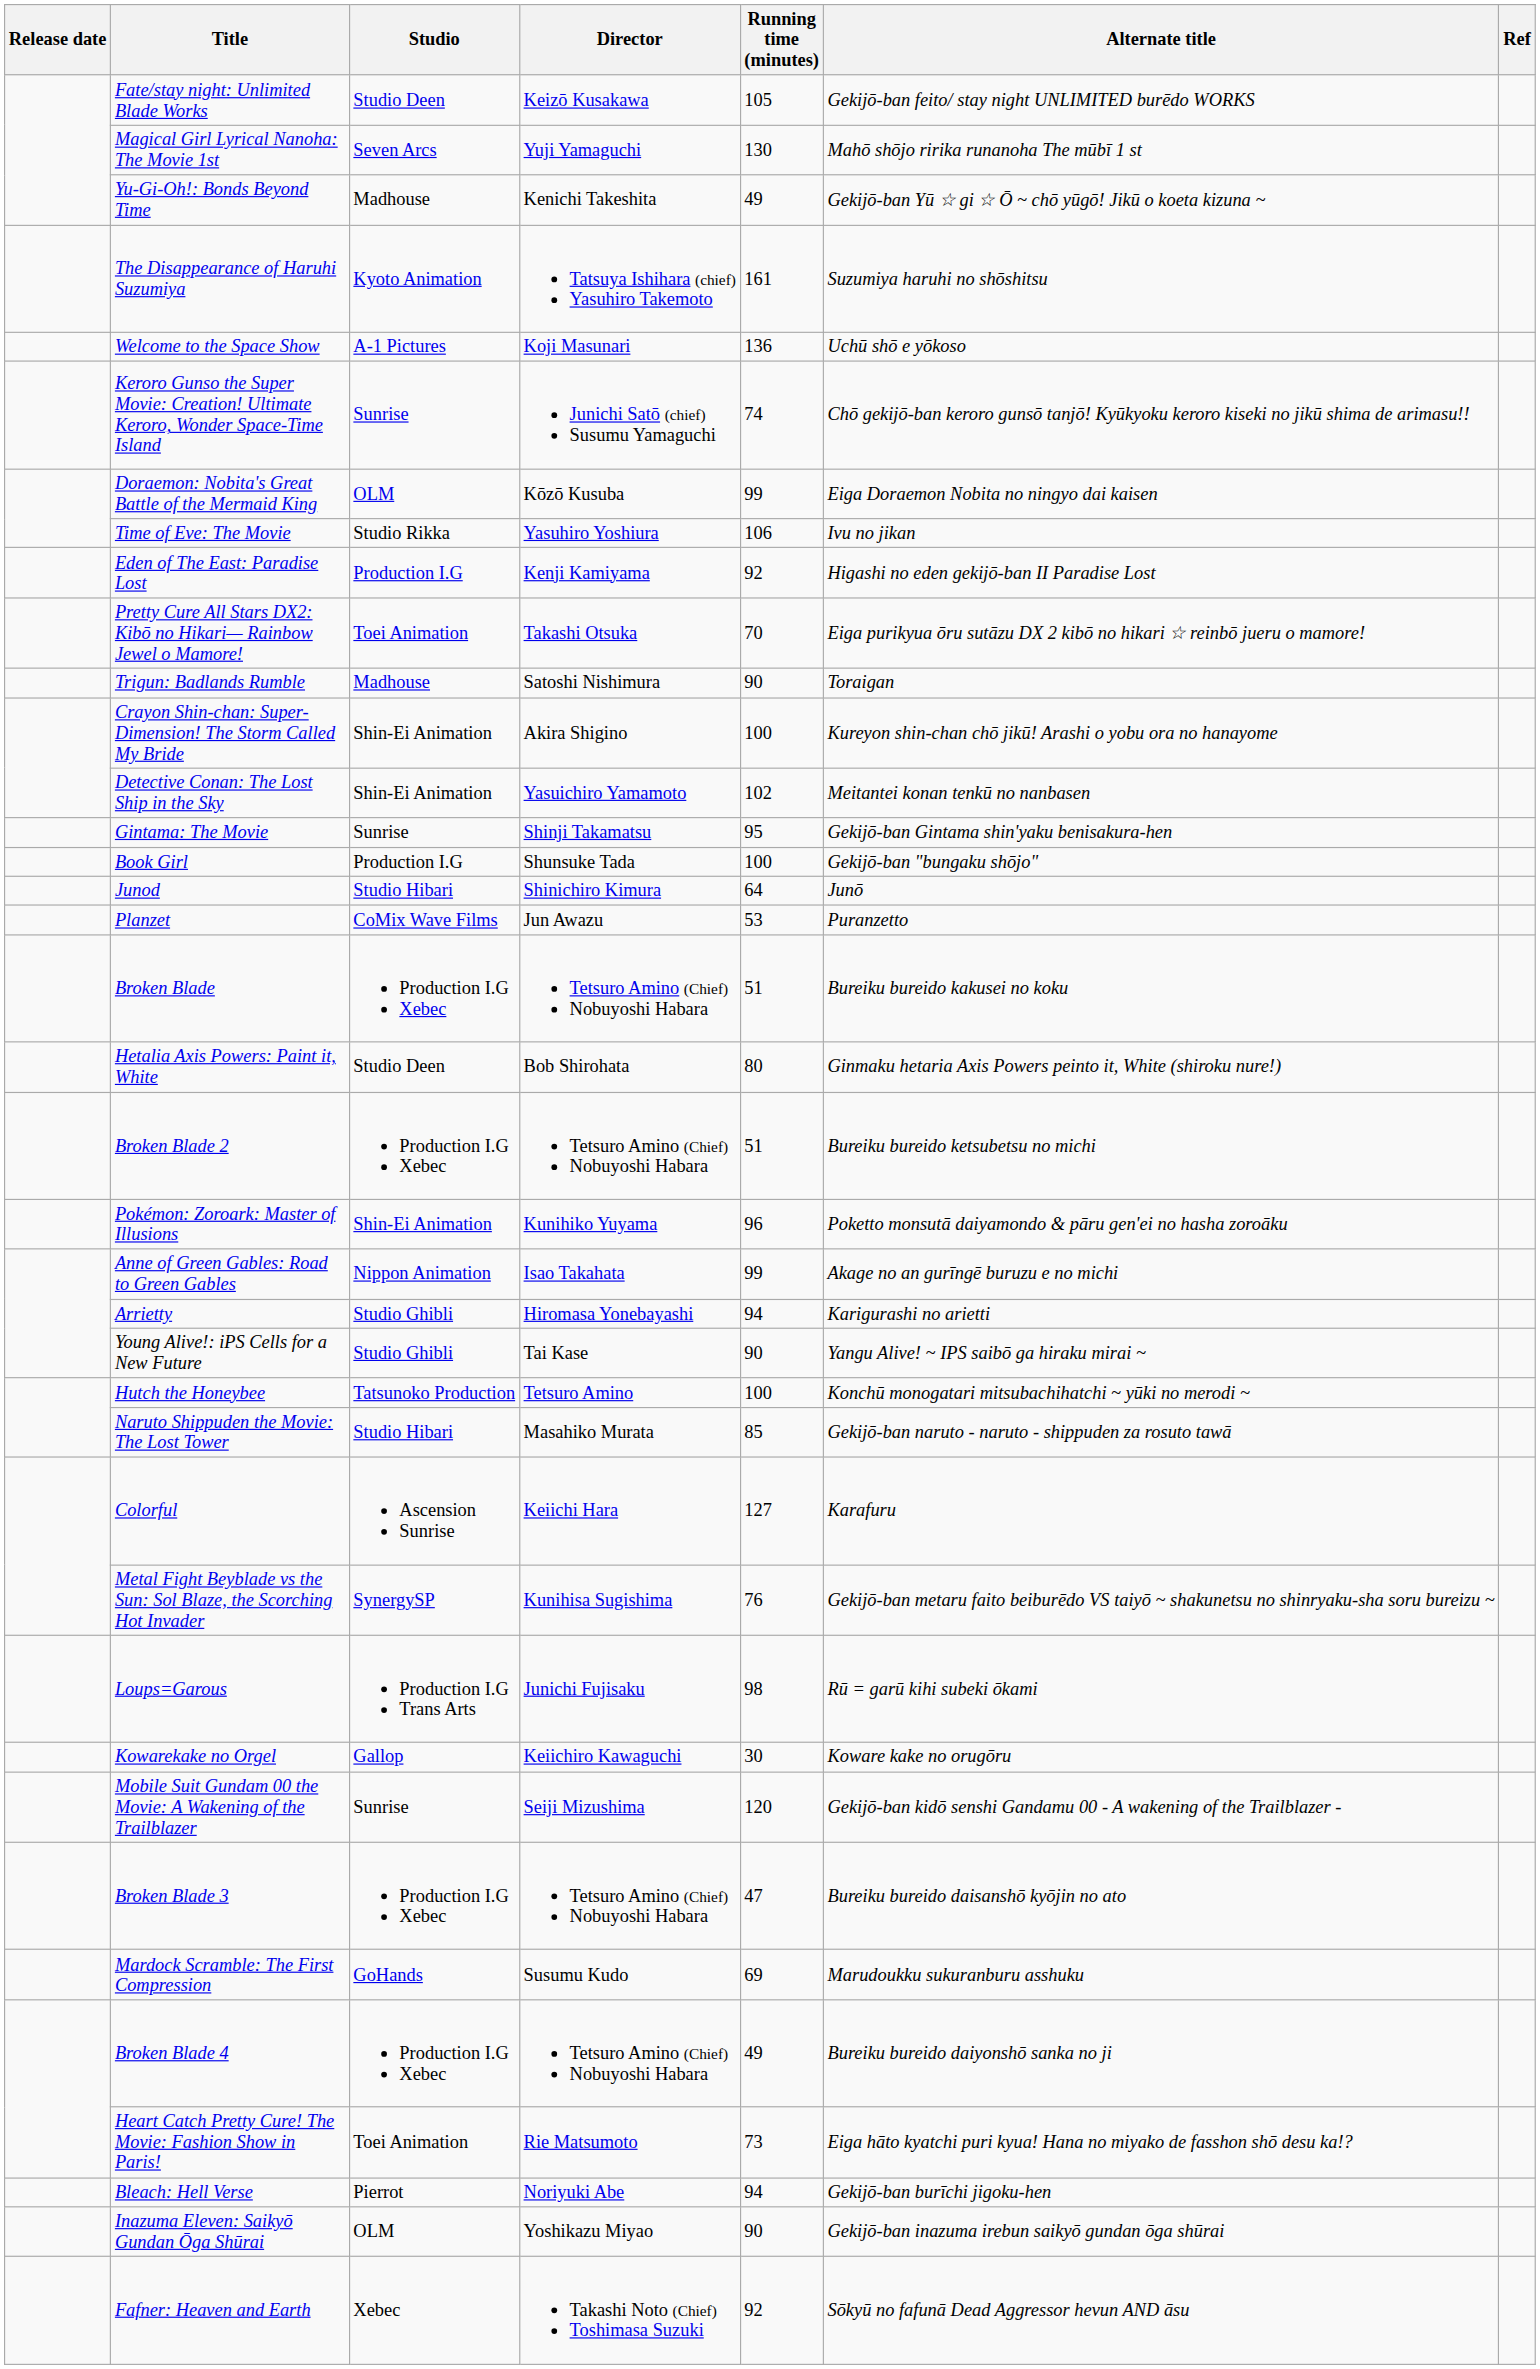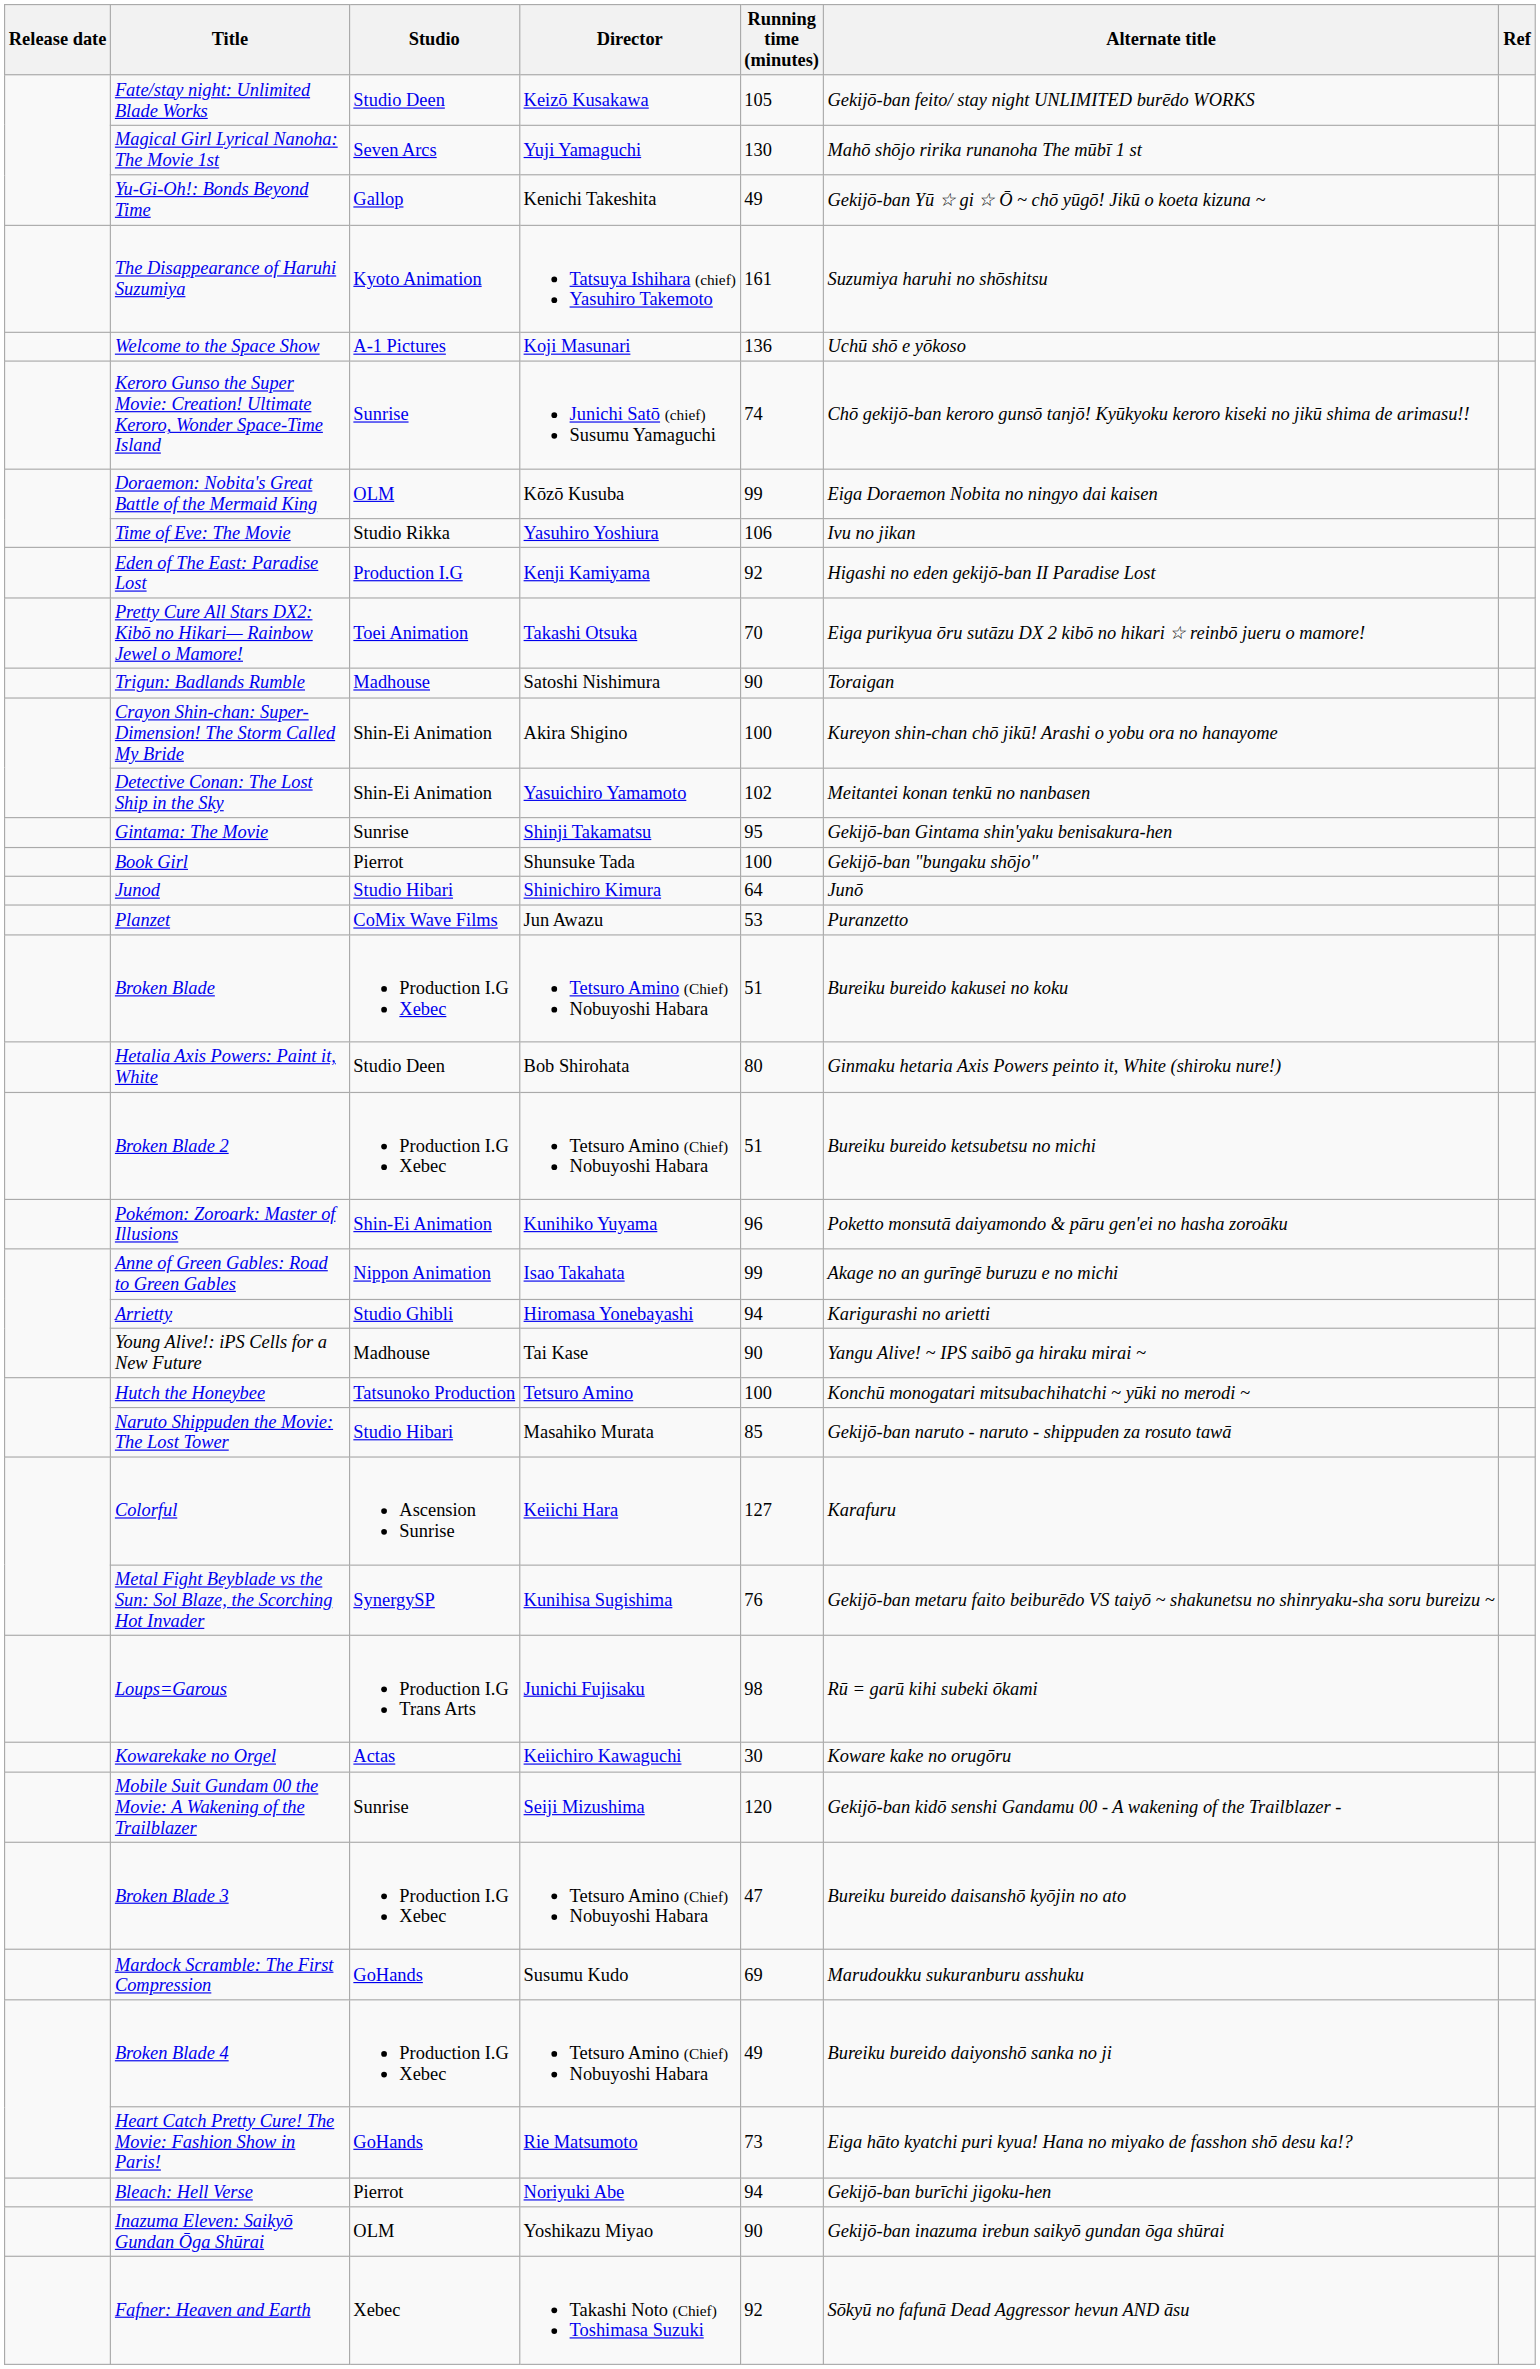(392, 199) Madhouse -> (378, 199) Gallop
(408, 861) Production I.G -> (378, 861) Pierrot
(403, 1353) Studio Ghibli -> (392, 1353) Madhouse
(378, 1757) Gallop -> (374, 1757) Actas
(411, 2142) Toei Animation -> (388, 2142) GoHands
